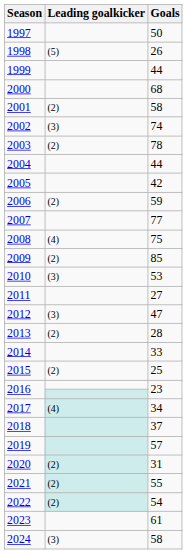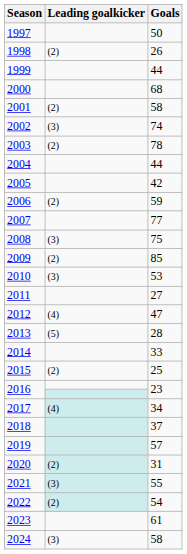(53, 52) (5) -> (53, 52) (2)
(53, 239) (4) -> (53, 239) (3)
(53, 315) (3) -> (53, 315) (4)
(53, 333) (2) -> (53, 333) (5)
(53, 484) (2) -> (53, 484) (3)
